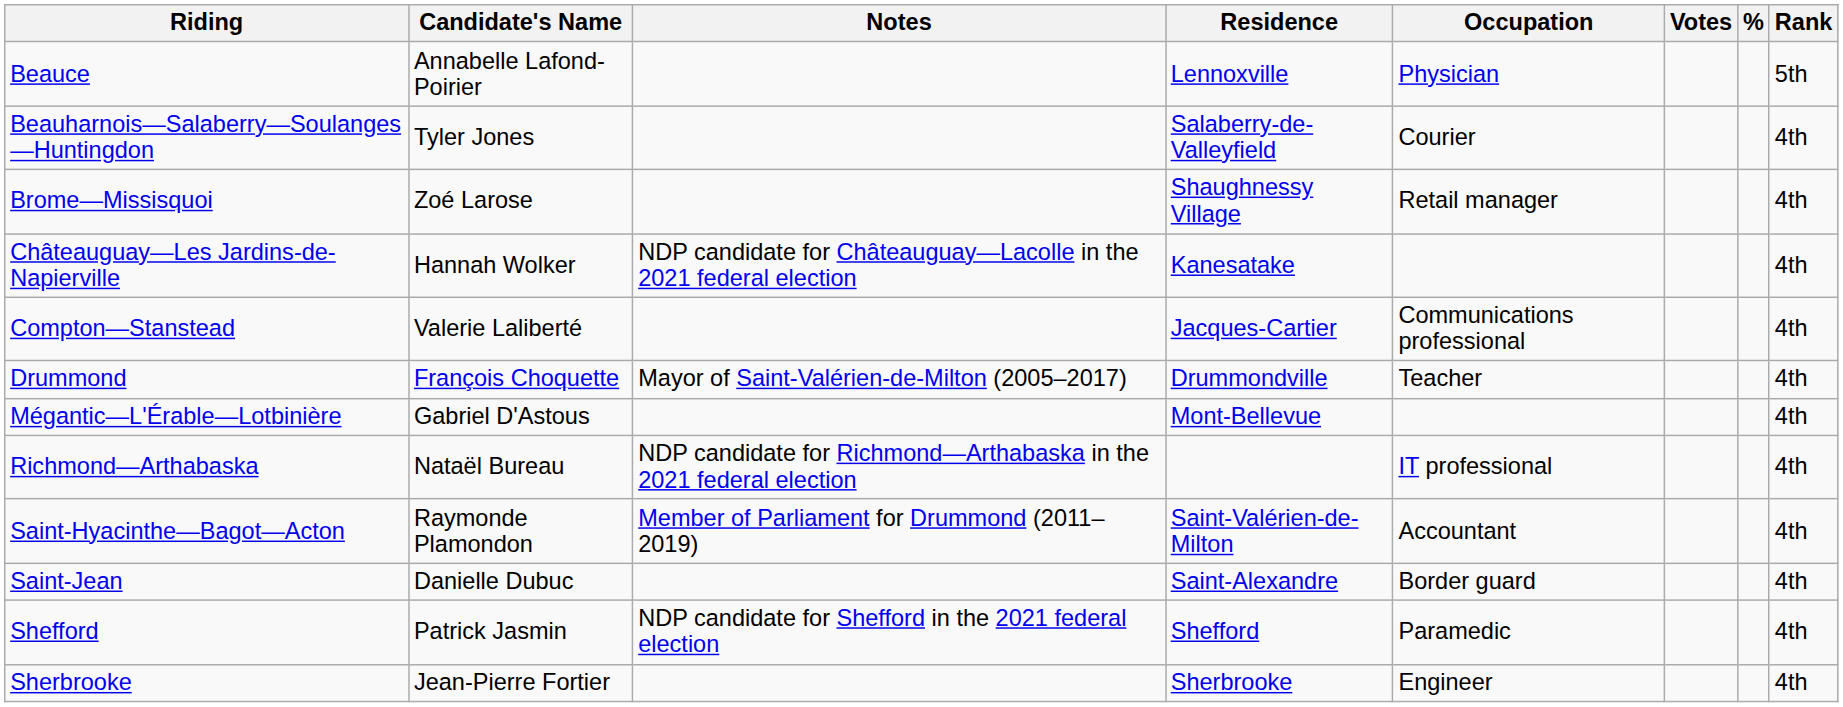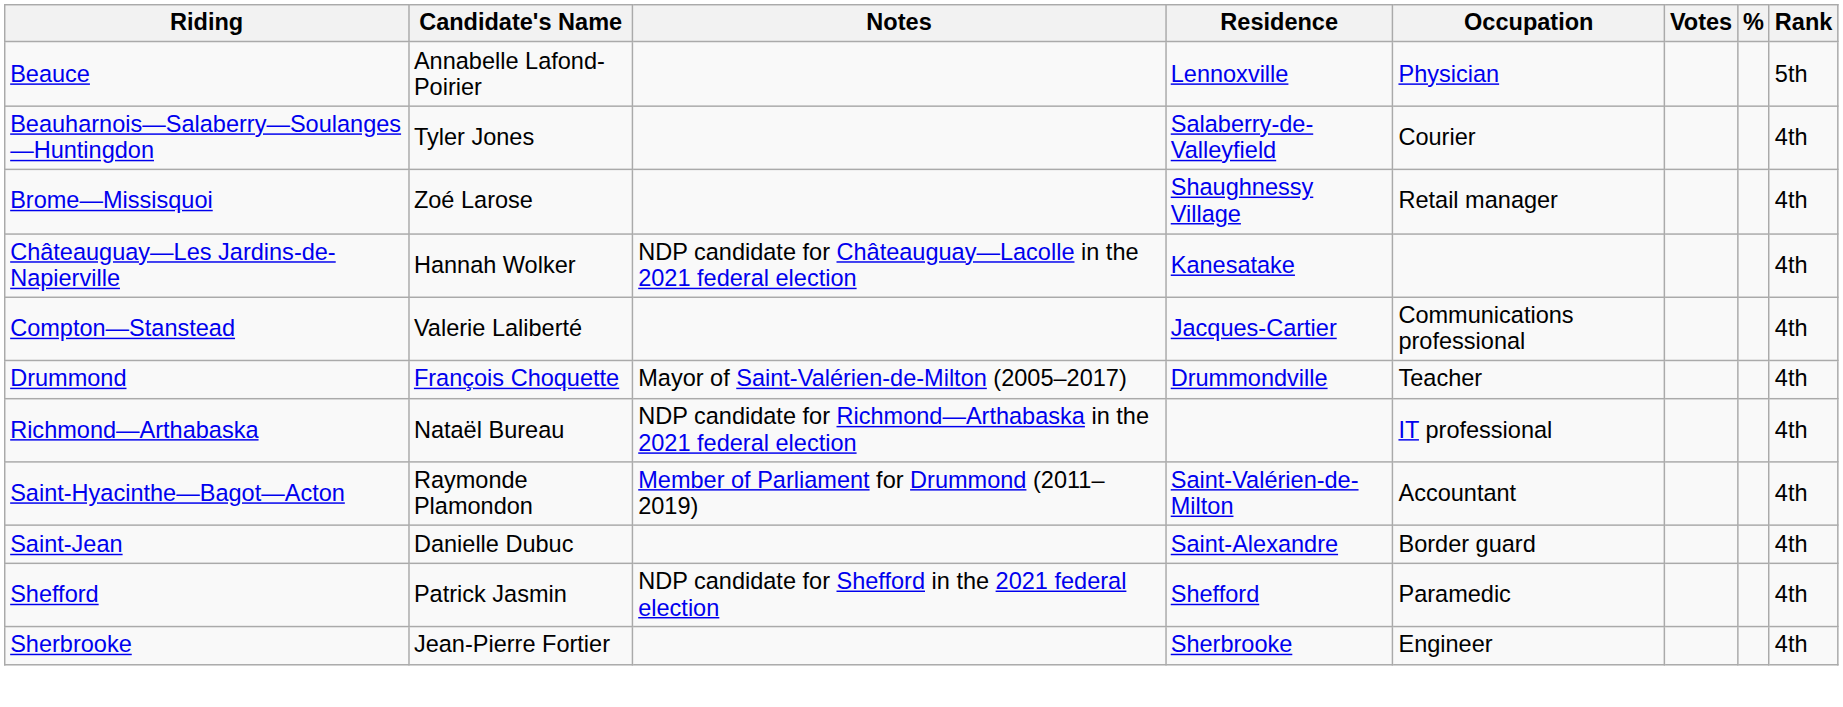- row: (176, 416)
